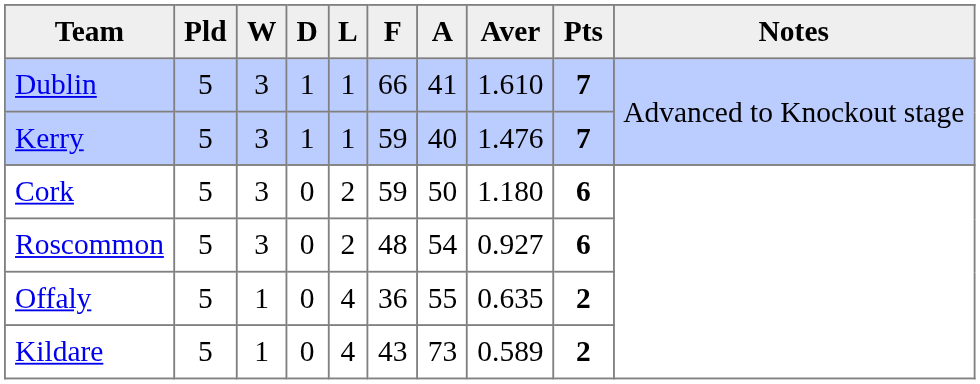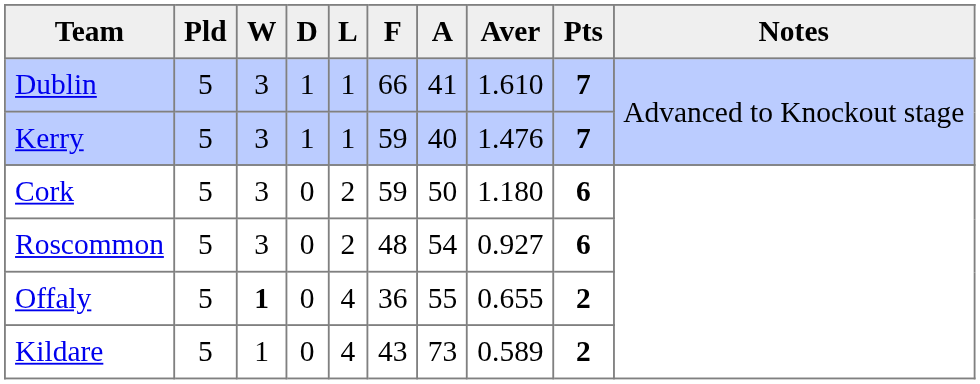(262, 297) normal -> (262, 297) bold
(510, 297) 0.635 -> (510, 297) 0.655
